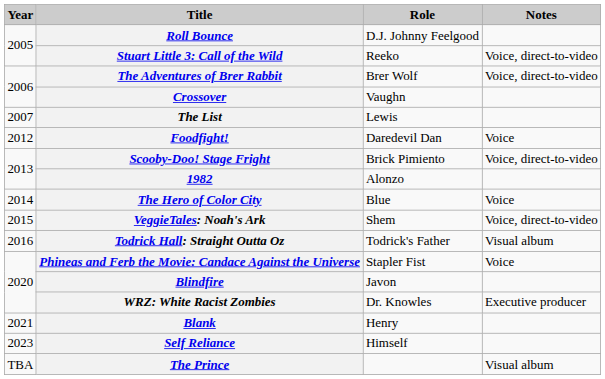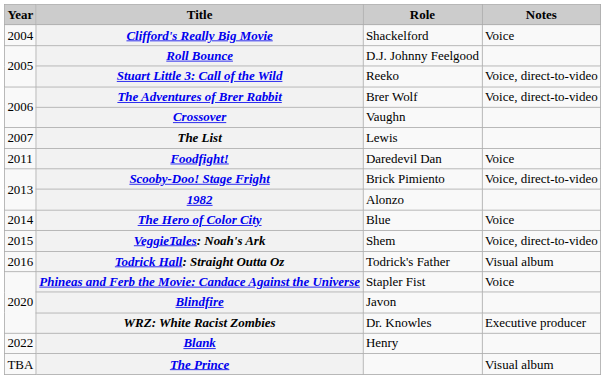+ row: (200, 35)
(20, 138) 2012 -> (20, 158) 2011
(20, 323) 2021 -> (20, 343) 2022
- row: (200, 343)
